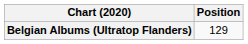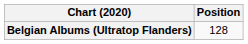(219, 30) 129 -> (219, 30) 128
